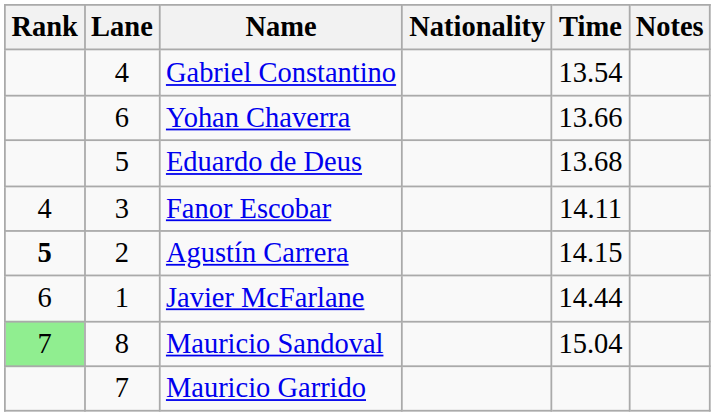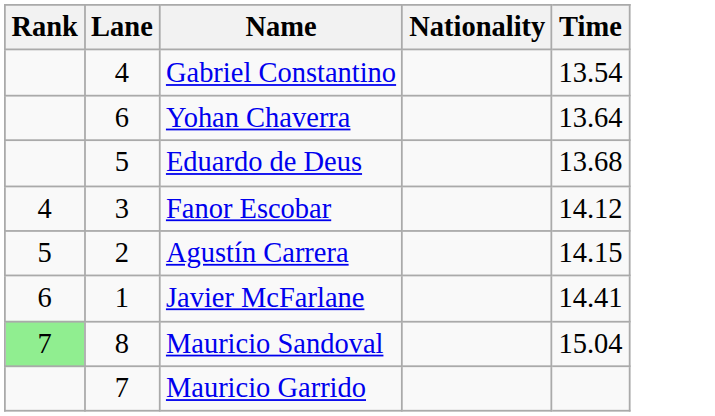- column: (670, 27)
(590, 117) 13.66 -> (590, 117) 13.64
(590, 207) 14.11 -> (590, 207) 14.12
(45, 252) bold -> (45, 252) normal
(590, 298) 14.44 -> (590, 298) 14.41
